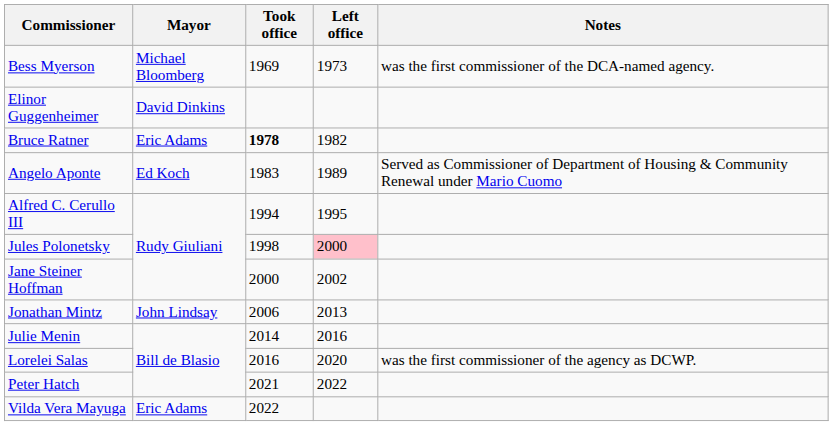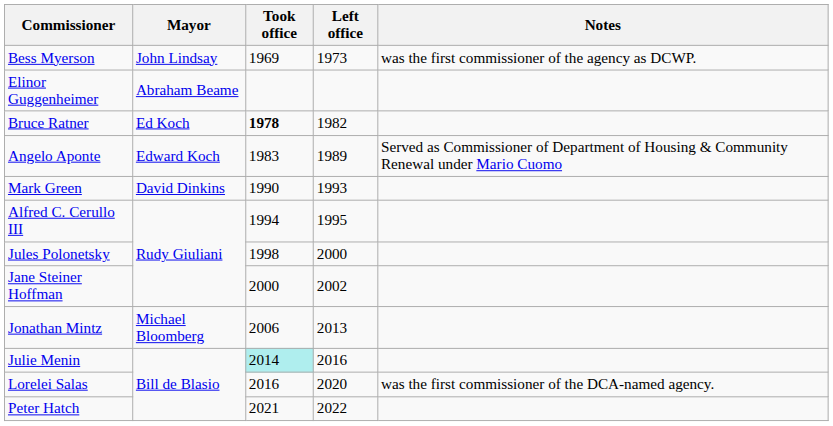(170, 66) Michael Bloomberg -> (177, 57) John Lindsay
(548, 66) was the first commissioner of the DCA-named agency. -> (539, 57) was the first commissioner of the agency as DCWP.
(180, 107) David Dinkins -> (187, 90) Abraham Beame
(172, 140) Eric Adams -> (163, 123) Ed Koch
(163, 172) Ed Koch -> (178, 155) Edward Koch
+ row: (45, 188)
(332, 246) pink background -> (332, 253) no background
(177, 312) John Lindsay -> (170, 327) Michael Bloomberg
(264, 336) no background -> (264, 360) paleturquoise background
(539, 360) was the first commissioner of the agency as DCWP. -> (548, 384) was the first commissioner of the DCA-named agency.
- row: (67, 408)
